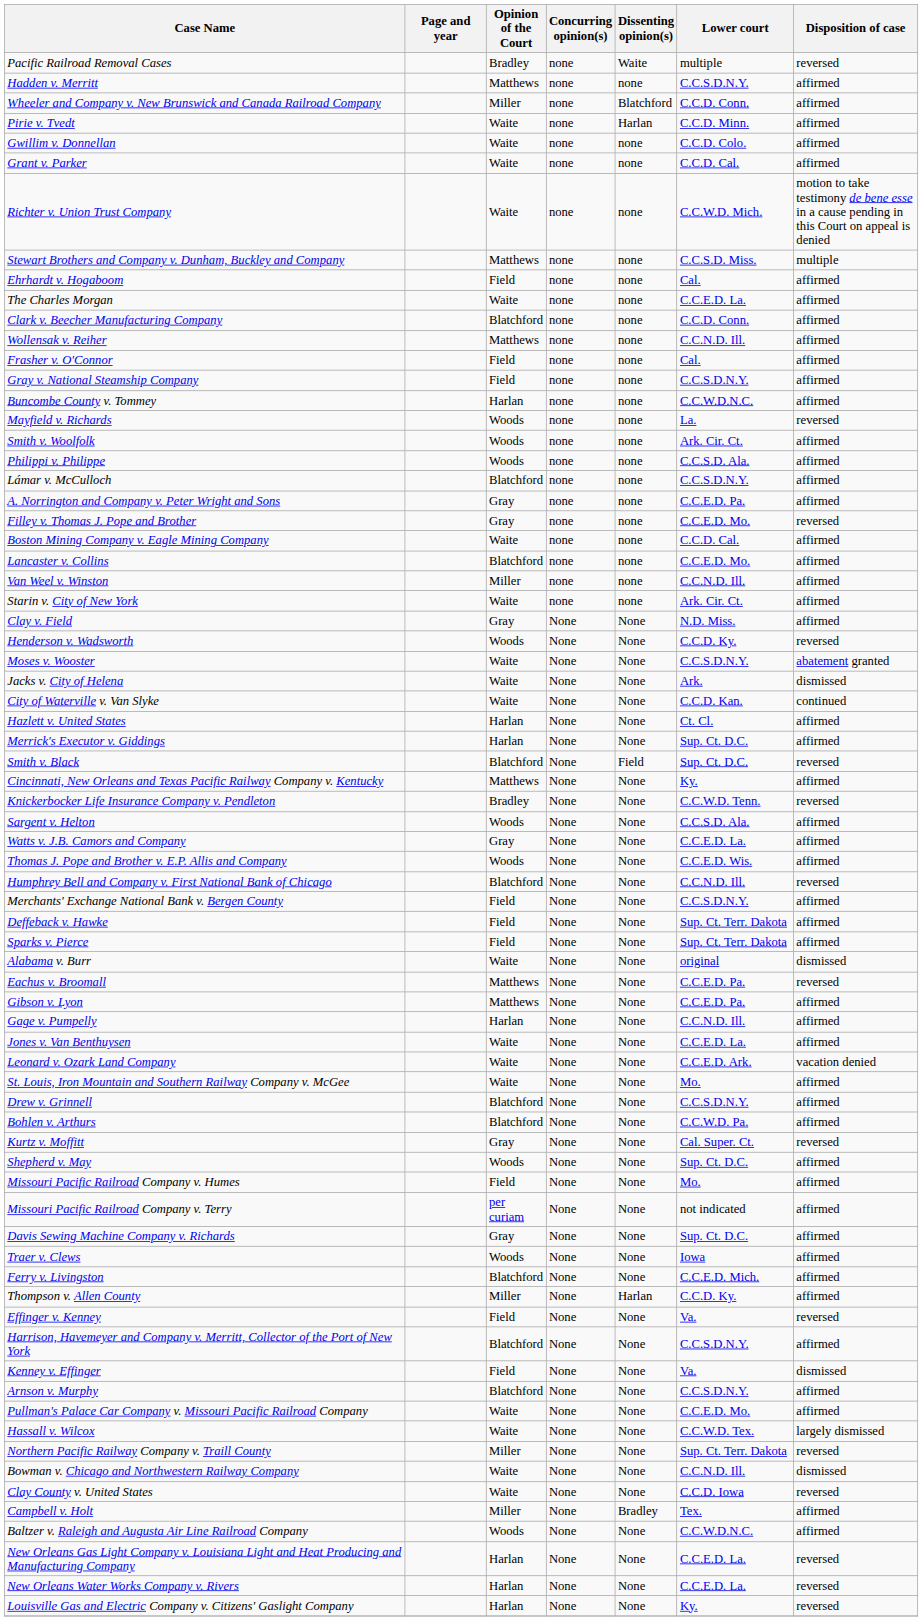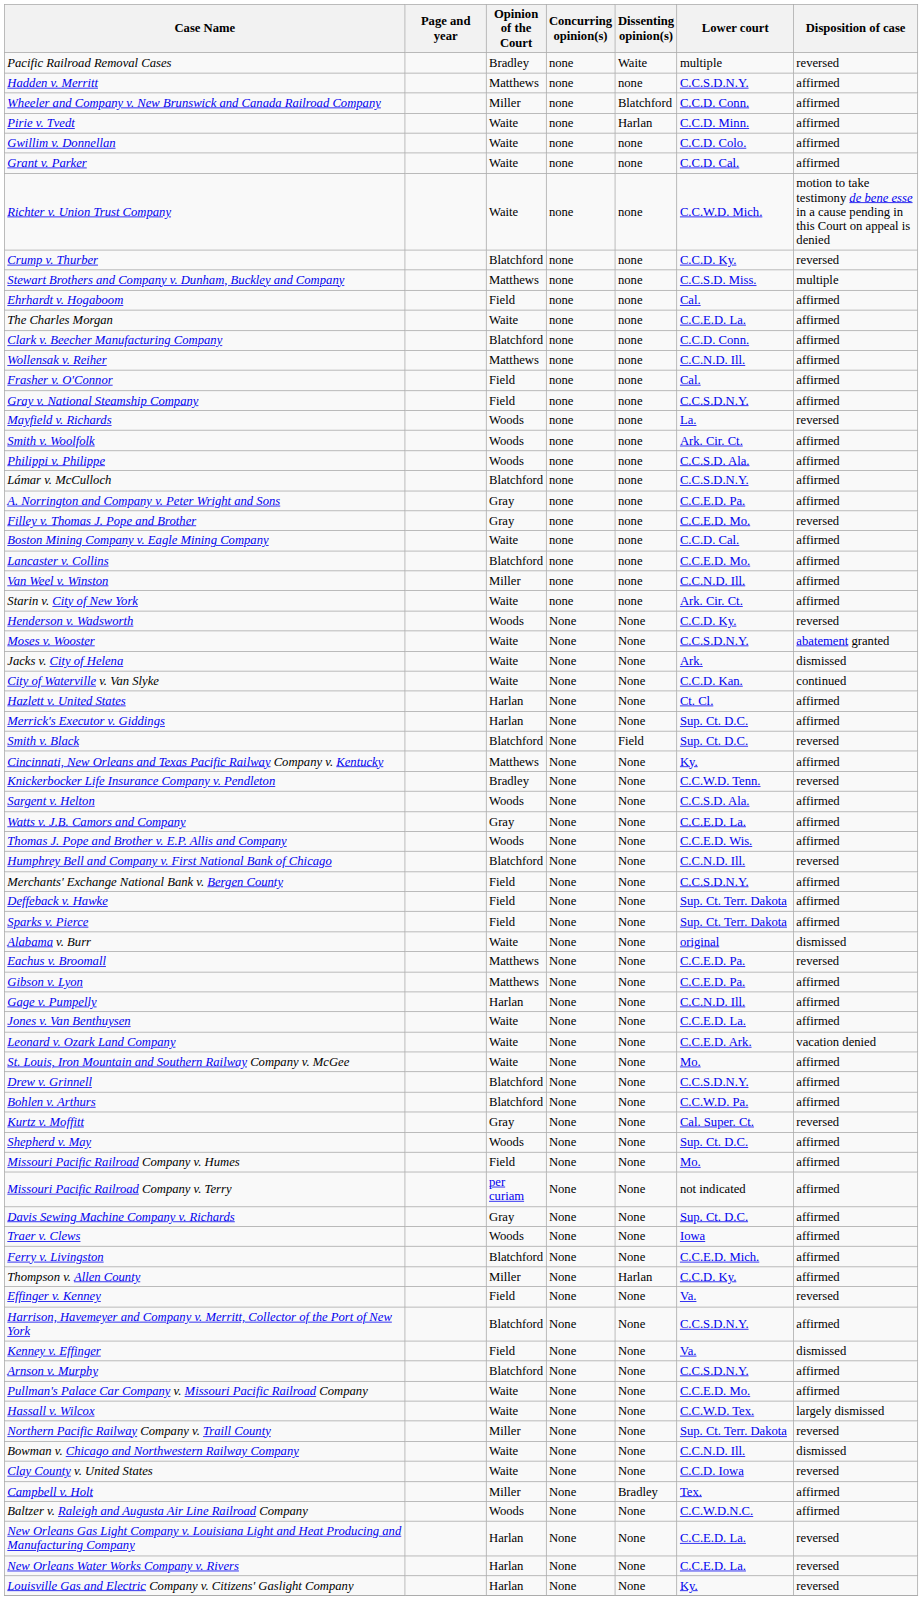+ row: (53, 260)
- row: (82, 400)
- row: (40, 621)
